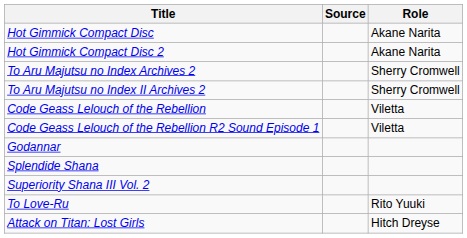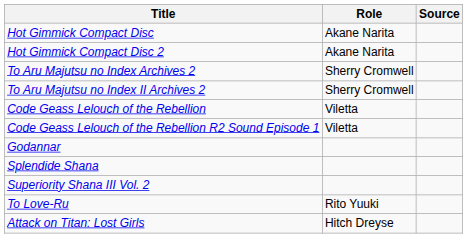columns swapped: (415, 14) <-> (345, 14)
